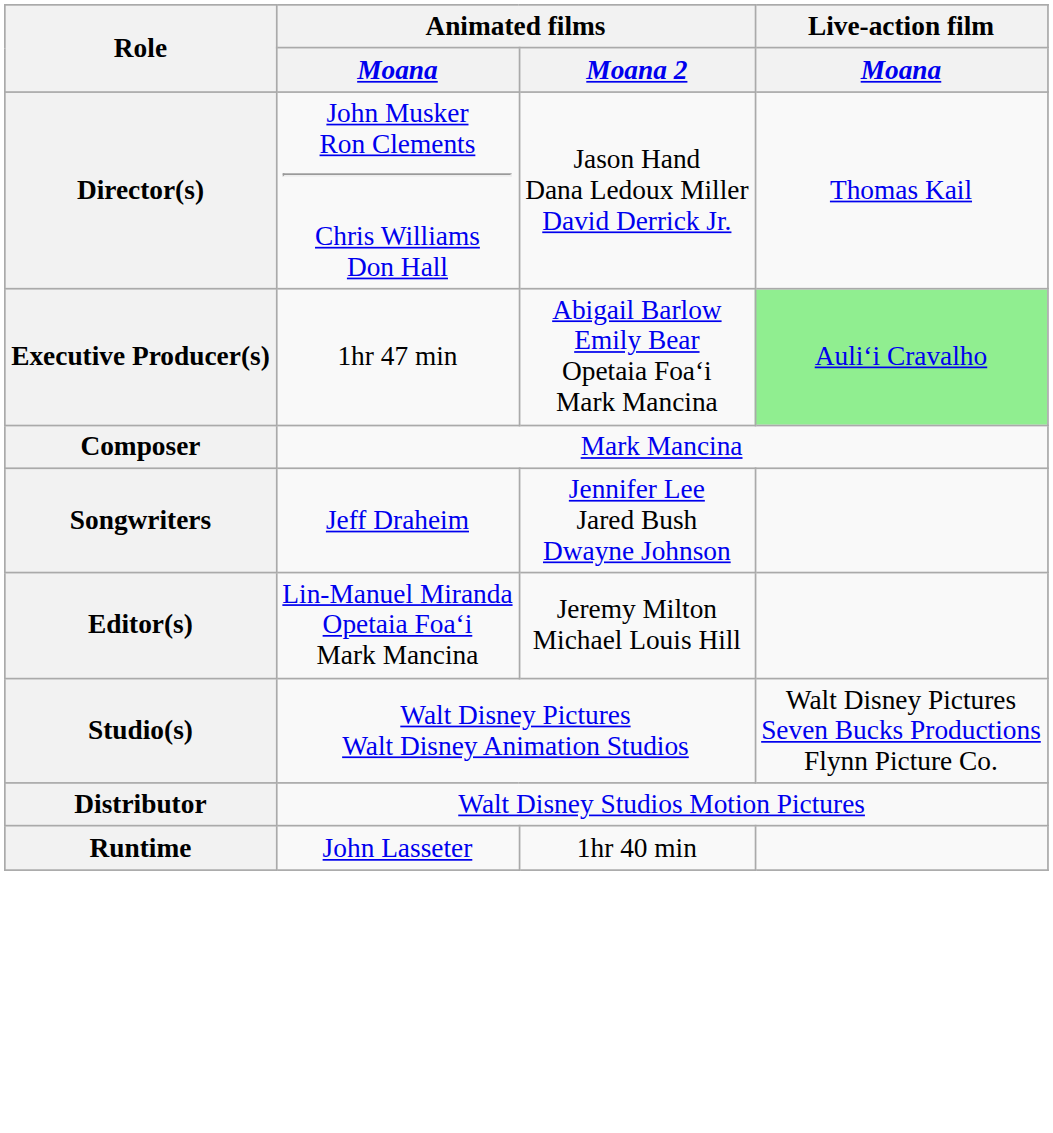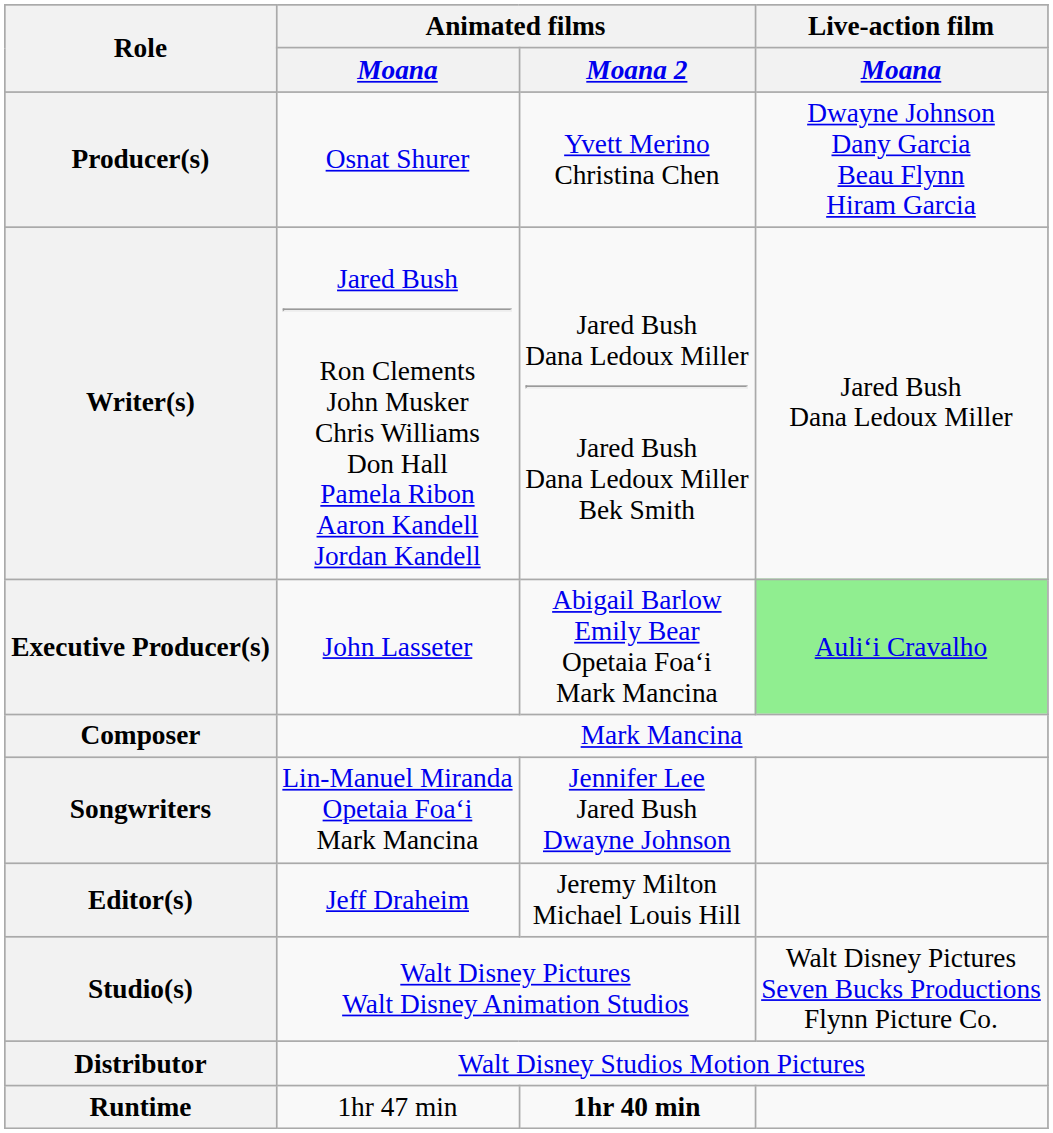- row: (140, 189)
+ row: (140, 159)
+ row: (140, 402)
(397, 356) 1hr 47 min -> (397, 646) John Lasseter
(397, 520) Jeff Draheim -> (397, 809) Lin-Manuel Miranda Opetaia Foaʻi Mark Mancina
(397, 625) Lin-Manuel Miranda Opetaia Foaʻi Mark Mancina -> (397, 899) Jeff Draheim
(397, 847) John Lasseter -> (397, 1106) 1hr 47 min
(637, 847) normal -> (637, 1106) bold
